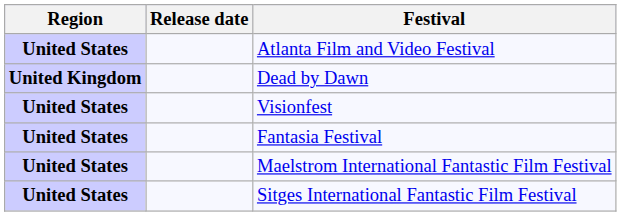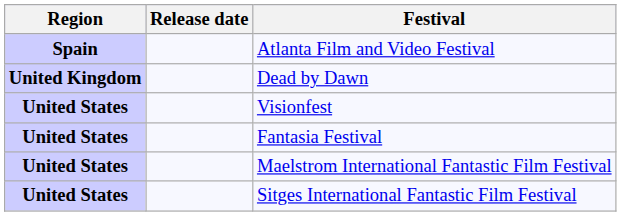(75, 48) United States -> (75, 48) Spain
